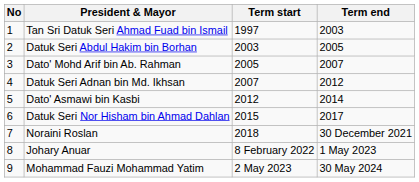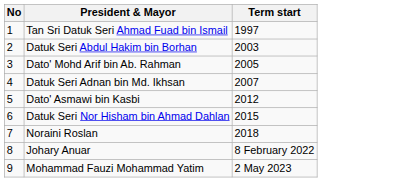- column: (366, 13)
